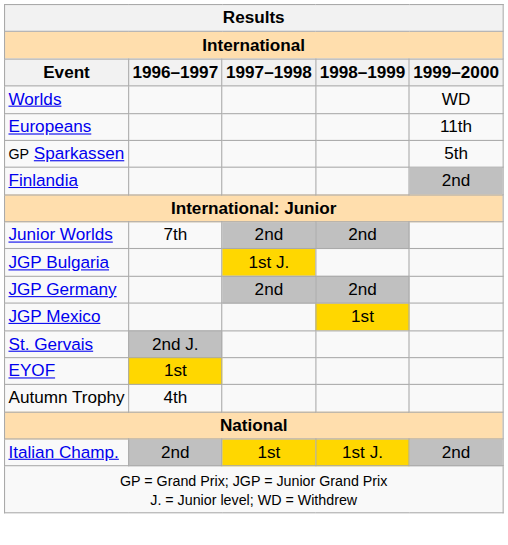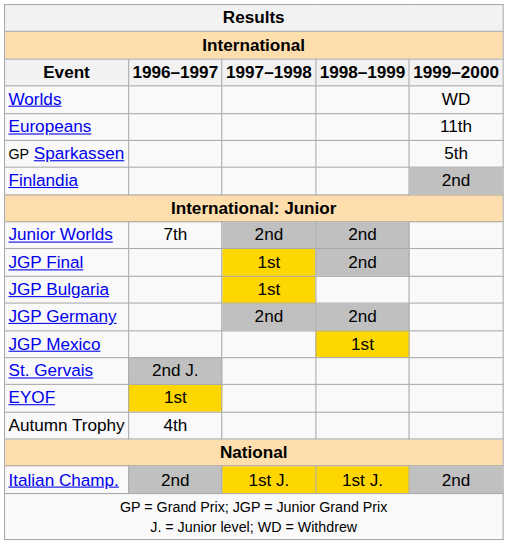+ row: (46, 262)
(269, 262) 1st J. -> (269, 289) 1st
(269, 452) 1st -> (269, 479) 1st J.
